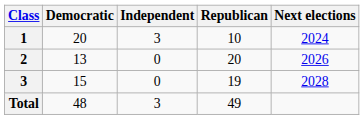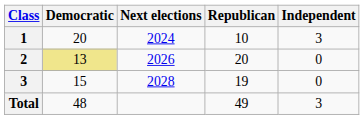columns swapped: (157, 16) <-> (315, 16)
(80, 59) no background -> (80, 59) khaki background
